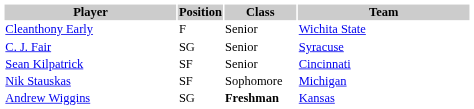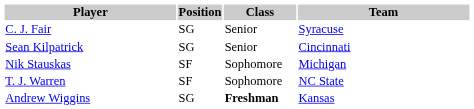- row: (49, 29)
(186, 63) SF -> (187, 46) SG
+ row: (35, 81)
